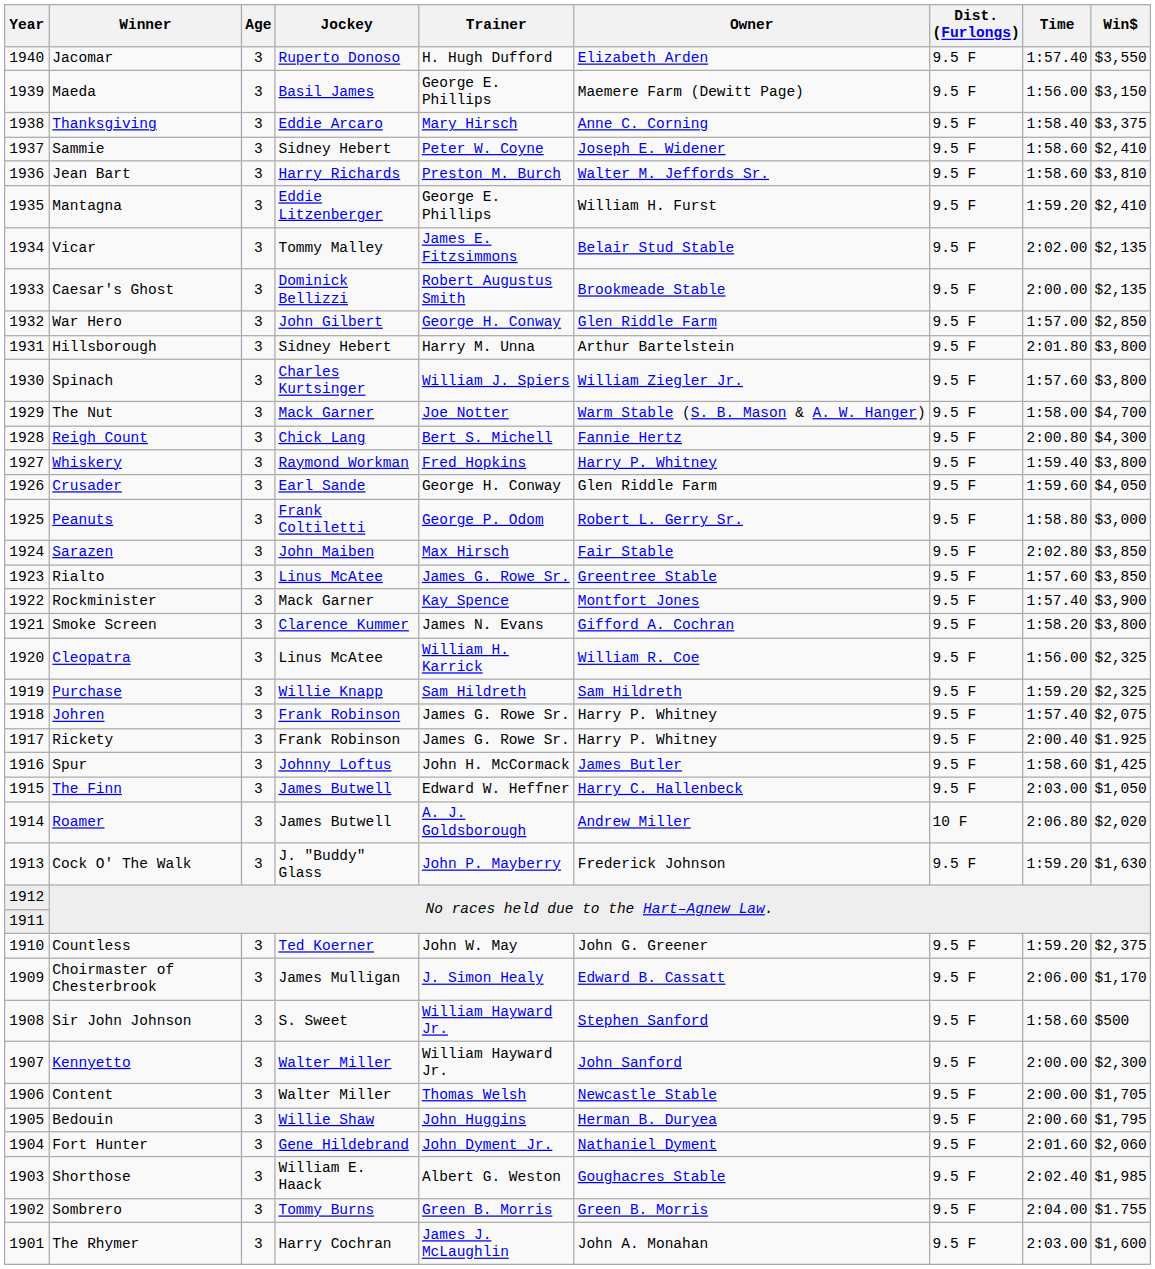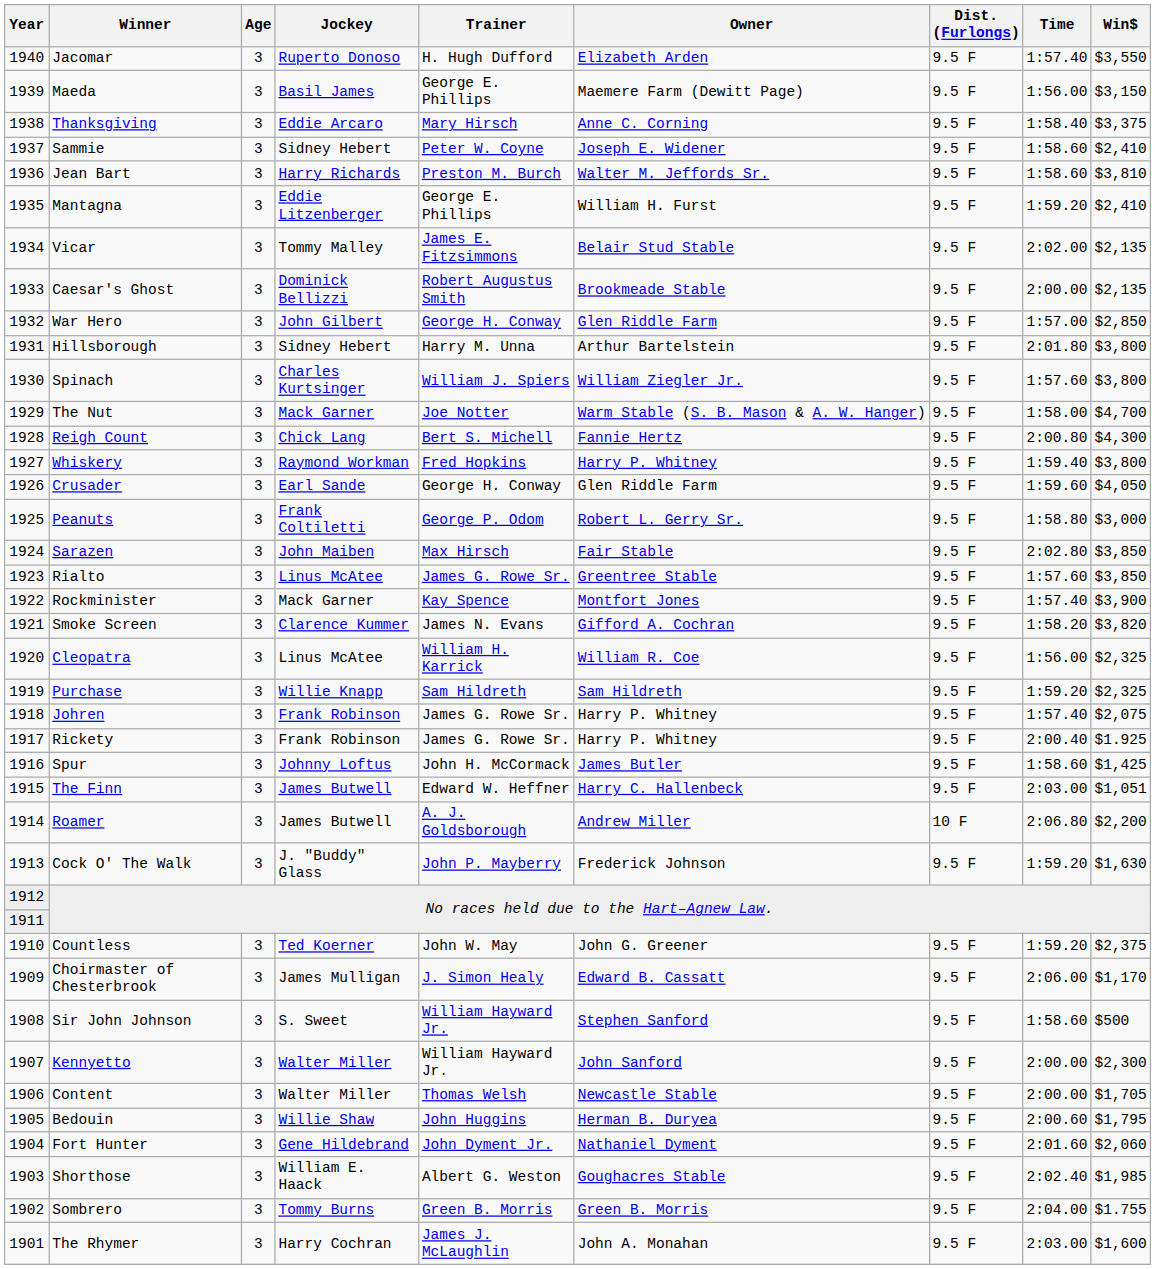(1121, 625) $3,800 -> (1121, 625) $3,820
(1121, 789) $1,050 -> (1121, 789) $1,051
(1121, 822) $2,020 -> (1121, 822) $2,200
